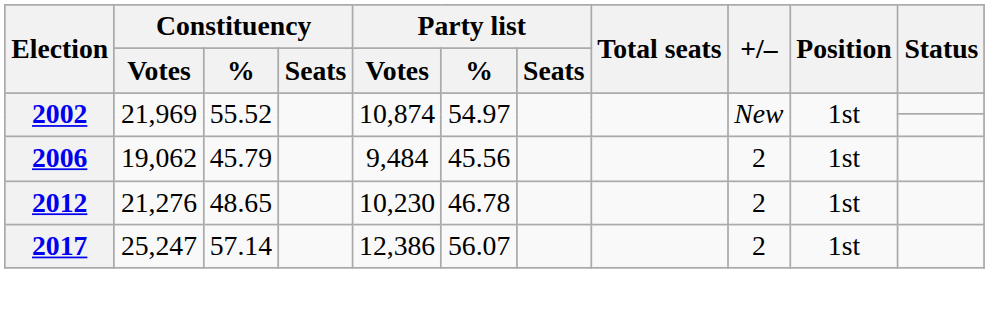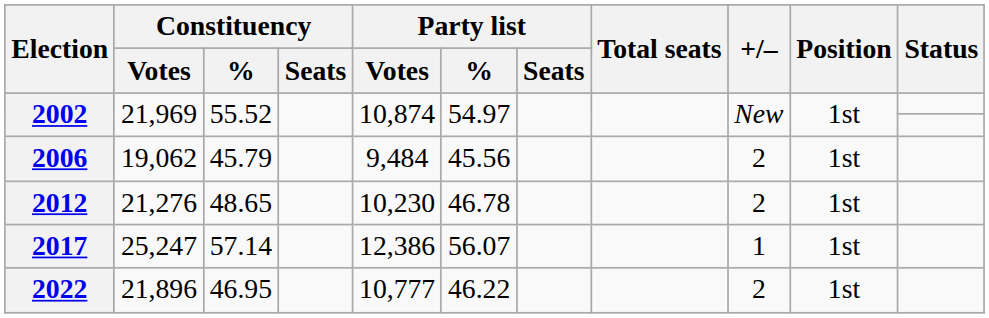(759, 245) 2 -> (759, 245) 1
+ row: (60, 289)
